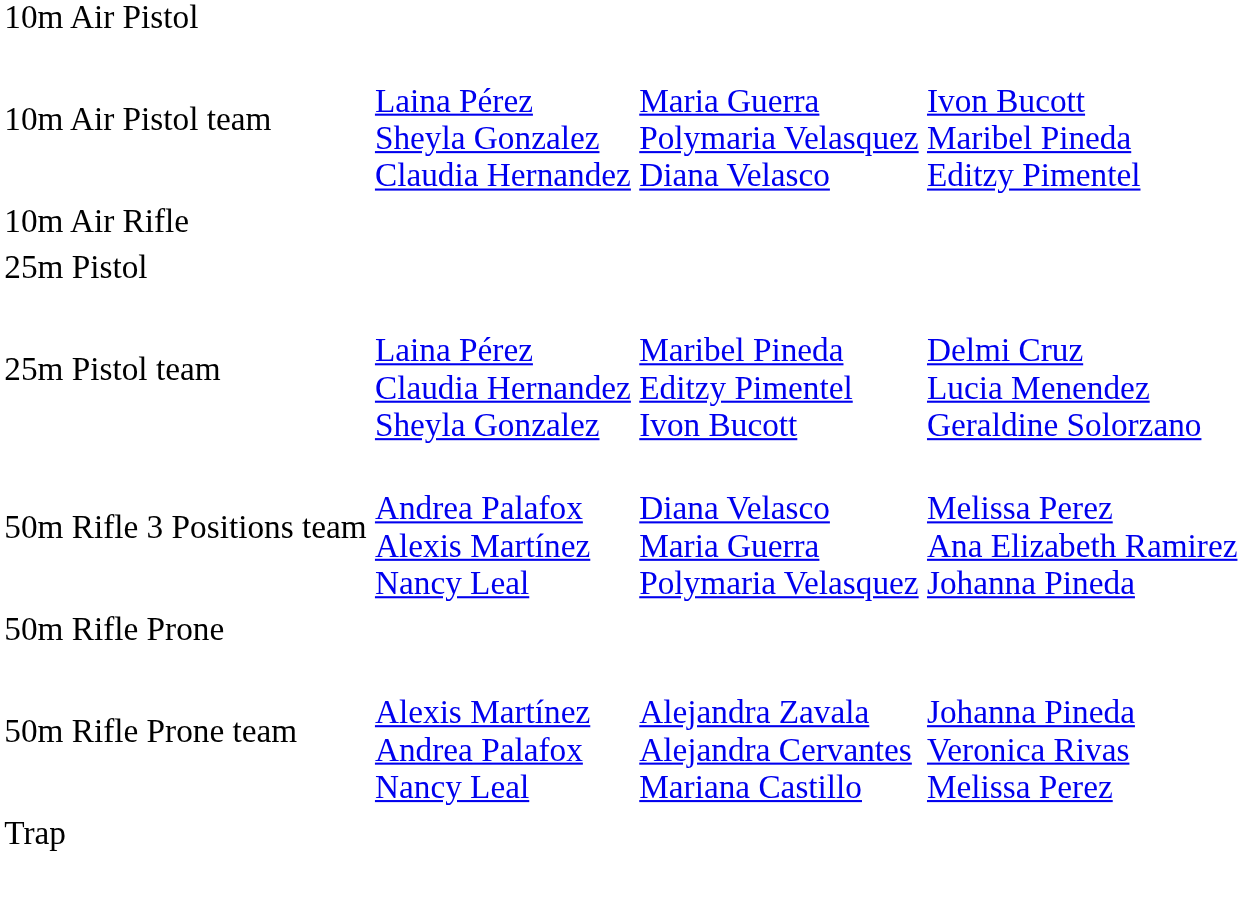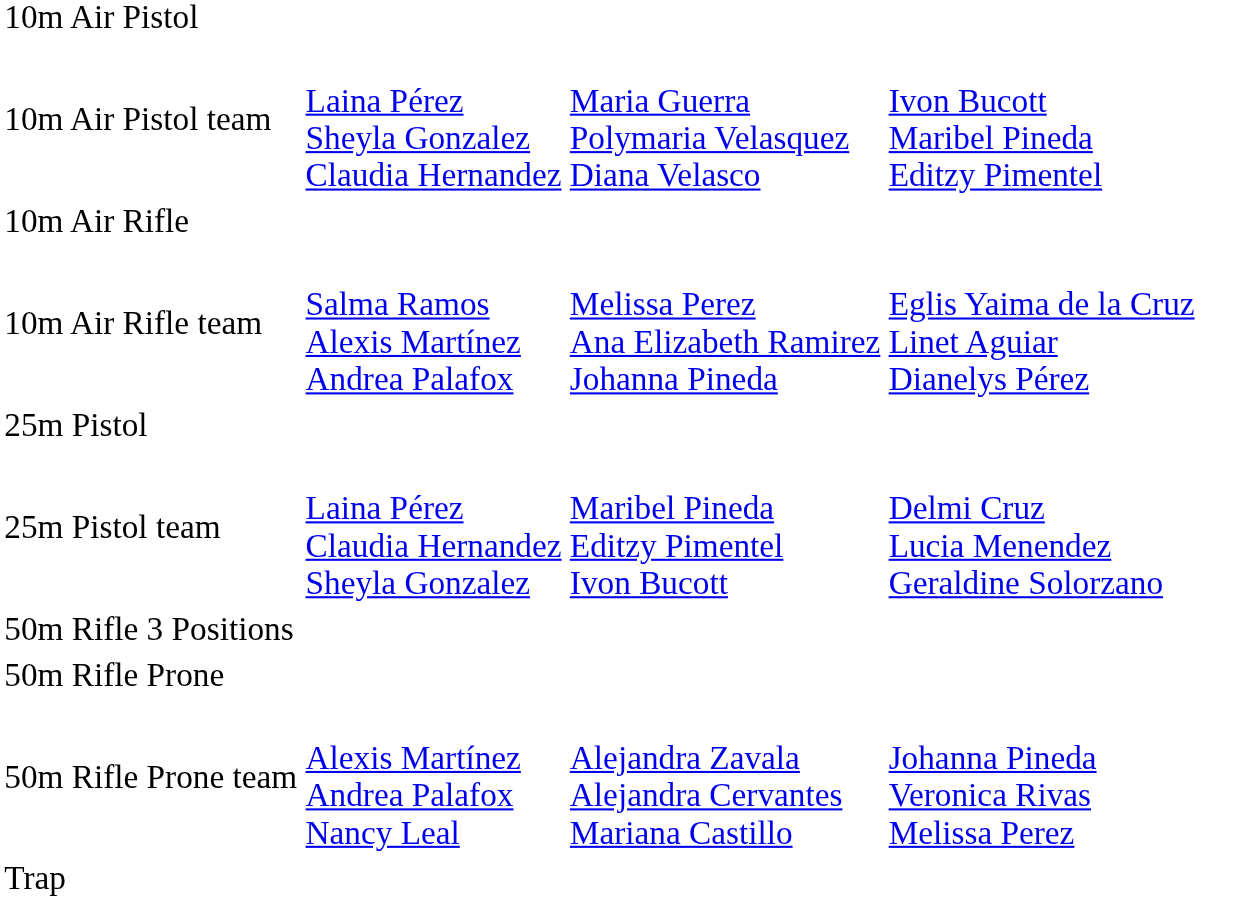+ row: (133, 323)
+ row: (149, 628)
- row: (185, 527)
